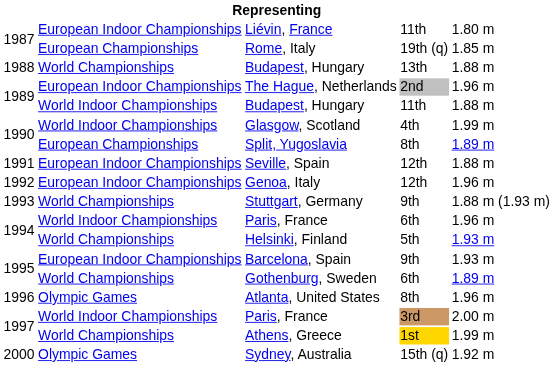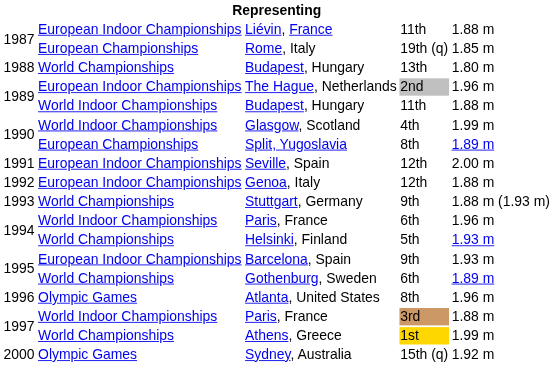(473, 29) 1.80 m -> (473, 29) 1.88 m
(473, 67) 1.88 m -> (473, 67) 1.80 m
(473, 163) 1.88 m -> (473, 163) 2.00 m
(473, 182) 1.96 m -> (473, 182) 1.88 m
(473, 316) 2.00 m -> (473, 316) 1.88 m
